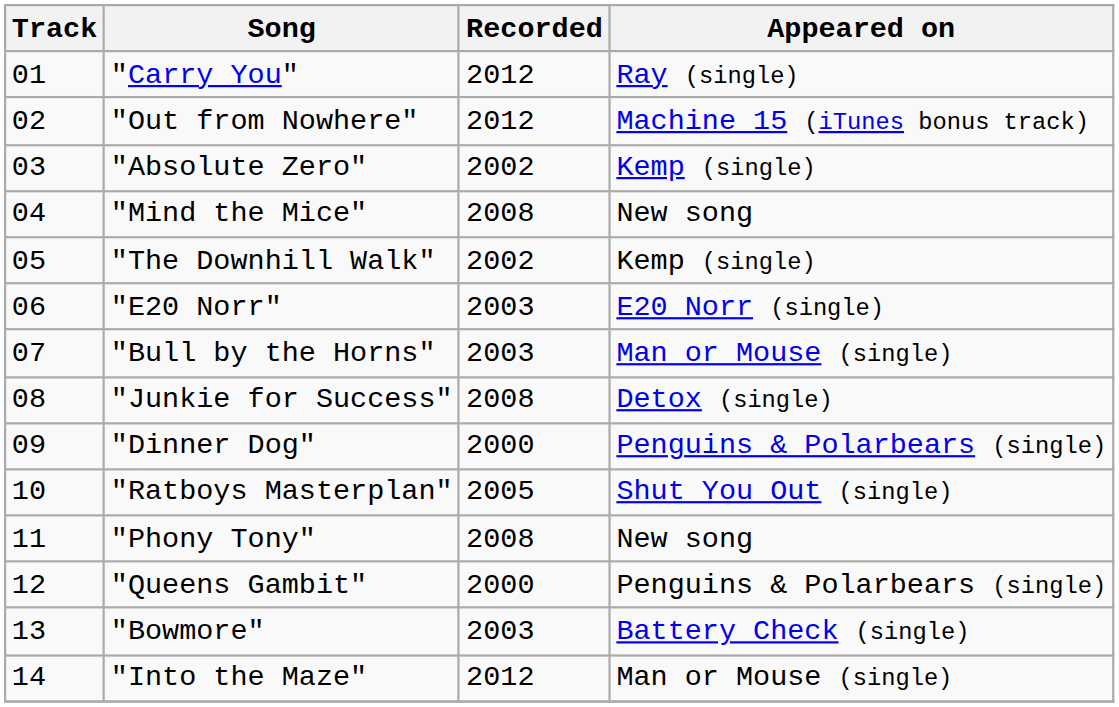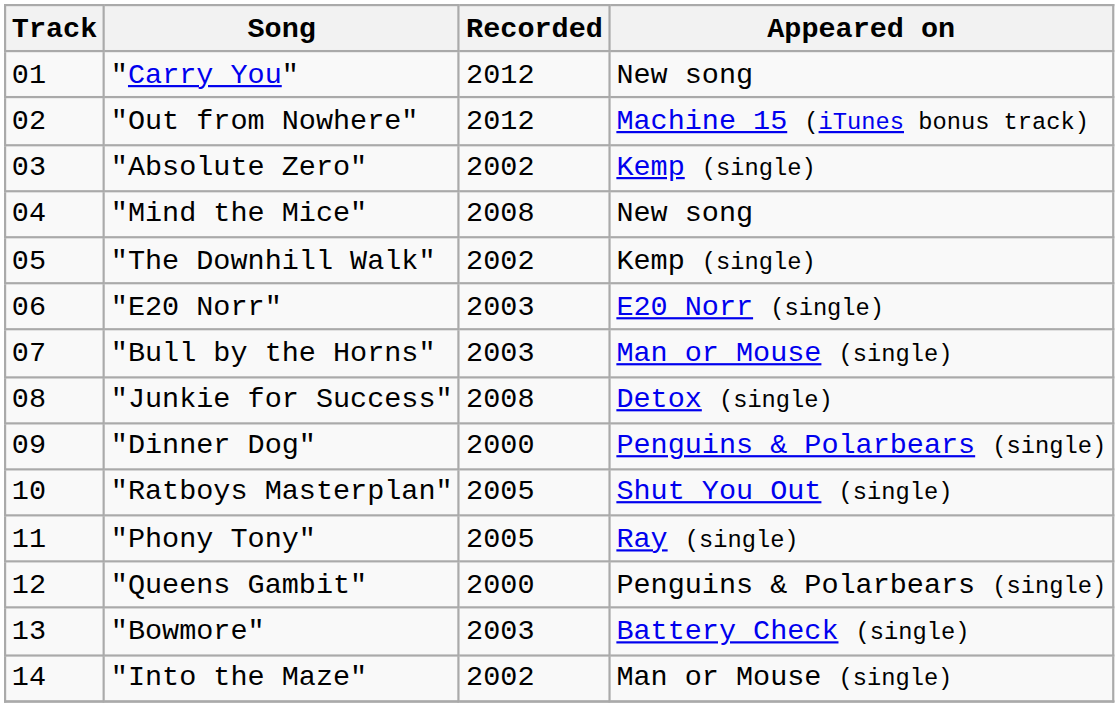(707, 75) Ray (single) -> (685, 75) New song
(500, 539) 2008 -> (500, 539) 2005
(685, 539) New song -> (707, 539) Ray (single)
(500, 678) 2012 -> (500, 678) 2002
